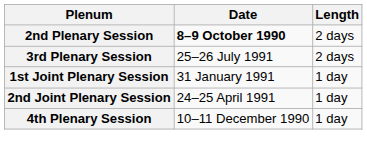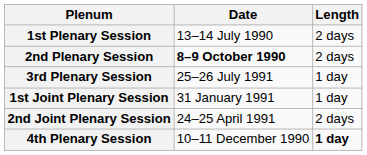+ row: (89, 35)
(335, 56) 2 days -> (331, 77) 1 day
(331, 98) 1 day -> (335, 118) 2 days
(331, 118) normal -> (332, 139) bold
